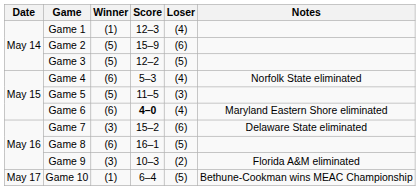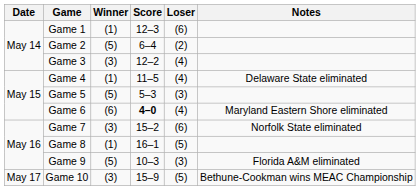(181, 29) (4) -> (181, 29) (6)
(148, 45) 15–9 -> (148, 45) 6–4
(181, 45) (6) -> (181, 45) (2)
(111, 62) (5) -> (111, 62) (3)
(181, 62) (5) -> (181, 62) (4)
(111, 78) (6) -> (111, 78) (1)
(148, 78) 5–3 -> (148, 78) 11–5
(306, 78) Norfolk State eliminated -> (306, 78) Delaware State eliminated
(148, 95) 11–5 -> (148, 95) 5–3
(306, 128) Delaware State eliminated -> (306, 128) Norfolk State eliminated
(111, 144) (6) -> (111, 144) (1)
(111, 161) (3) -> (111, 161) (5)
(181, 161) (2) -> (181, 161) (3)
(111, 177) (1) -> (111, 177) (3)
(148, 177) 6–4 -> (148, 177) 15–9
